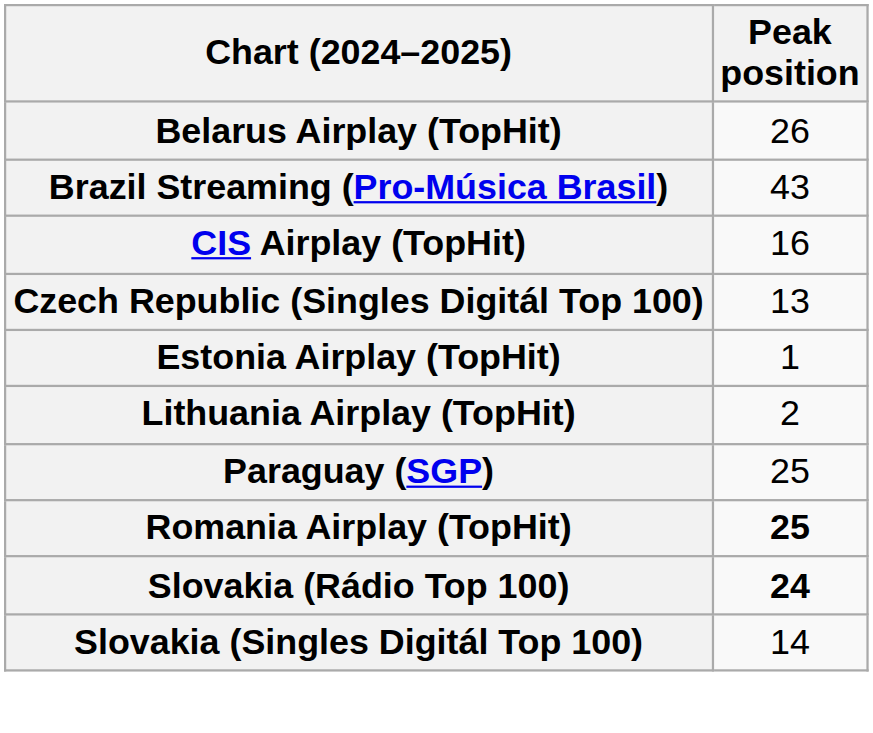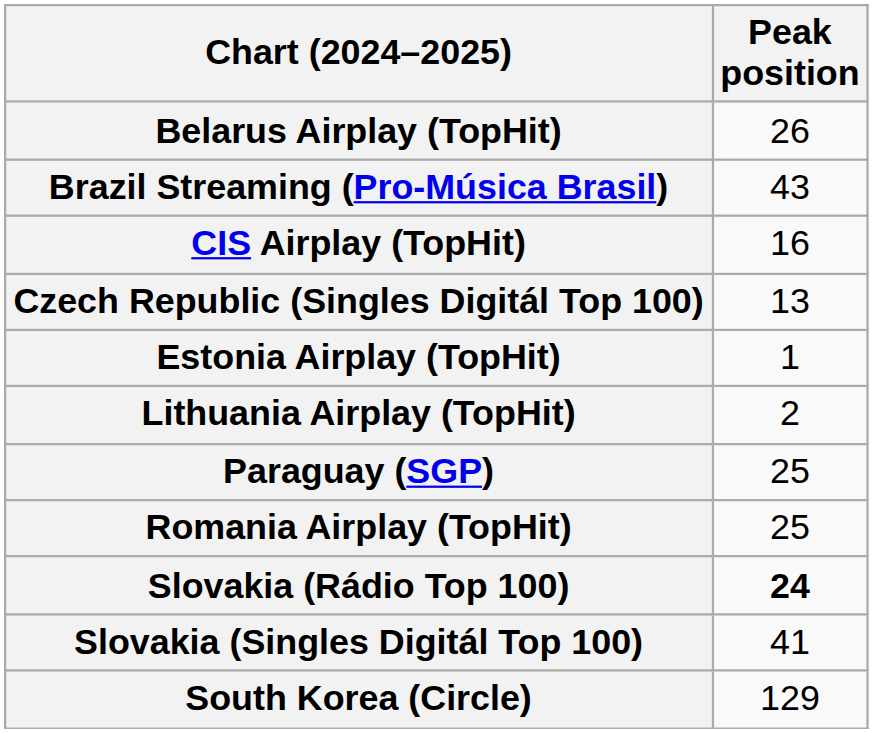(790, 527) bold -> (790, 527) normal
(790, 641) 14 -> (790, 641) 41
+ row: (359, 698)
